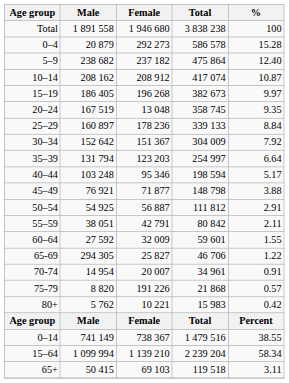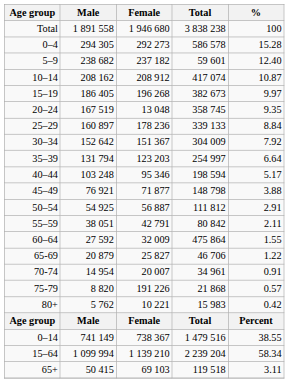(100, 45) 20 879 -> (97, 45) 294 305
(209, 61) 475 864 -> (212, 61) 59 601
(212, 239) 59 601 -> (209, 239) 475 864
(97, 256) 294 305 -> (100, 256) 20 879
